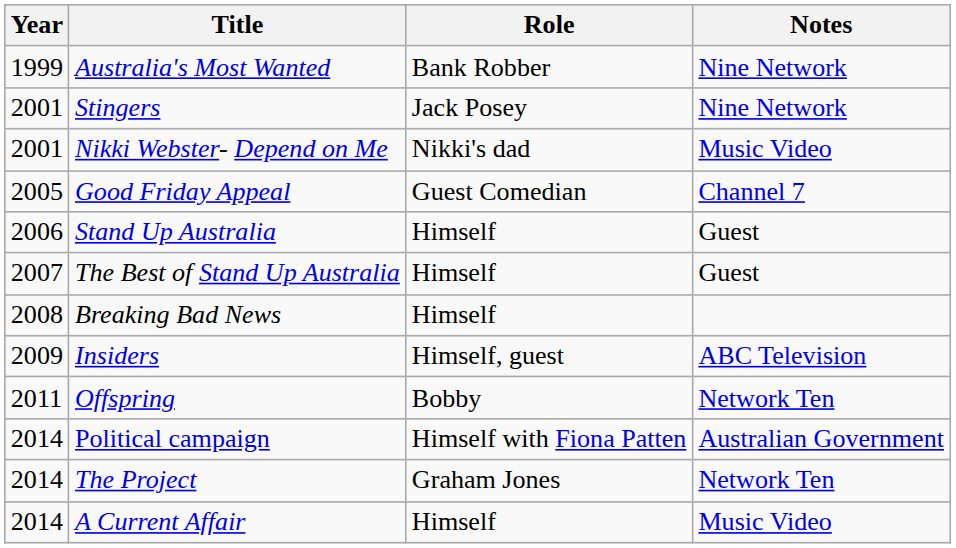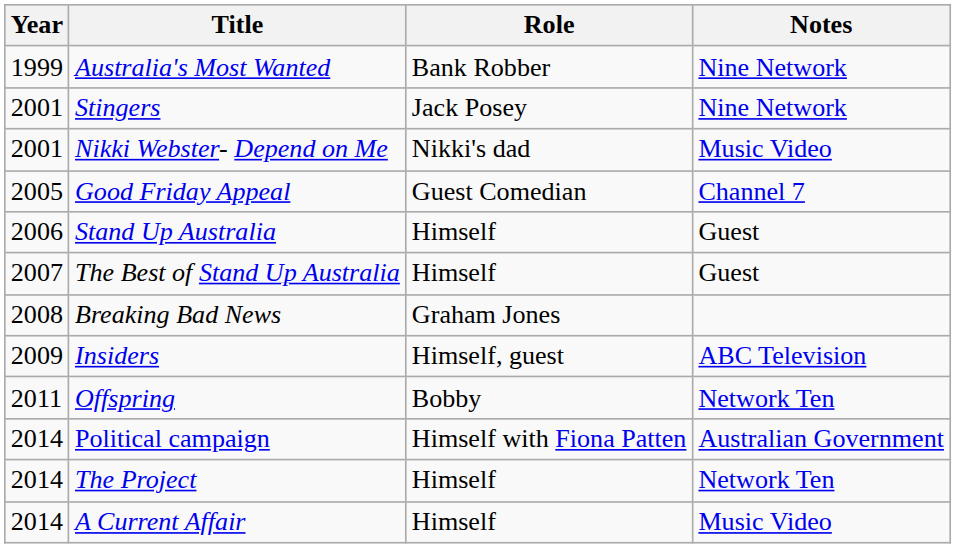(454, 314) Himself -> (486, 314) Graham Jones
(486, 480) Graham Jones -> (454, 480) Himself
